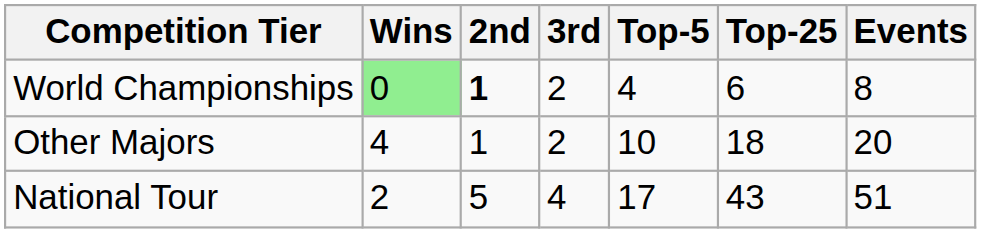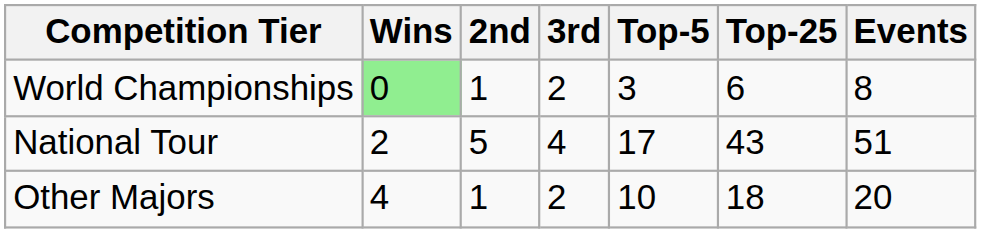(479, 87) bold -> (479, 87) normal
(627, 87) 4 -> (627, 87) 3
rows swapped: (114, 142) <-> (116, 198)
